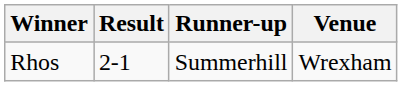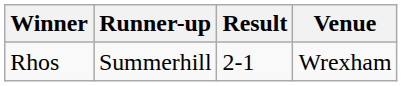columns swapped: (131, 23) <-> (231, 23)
